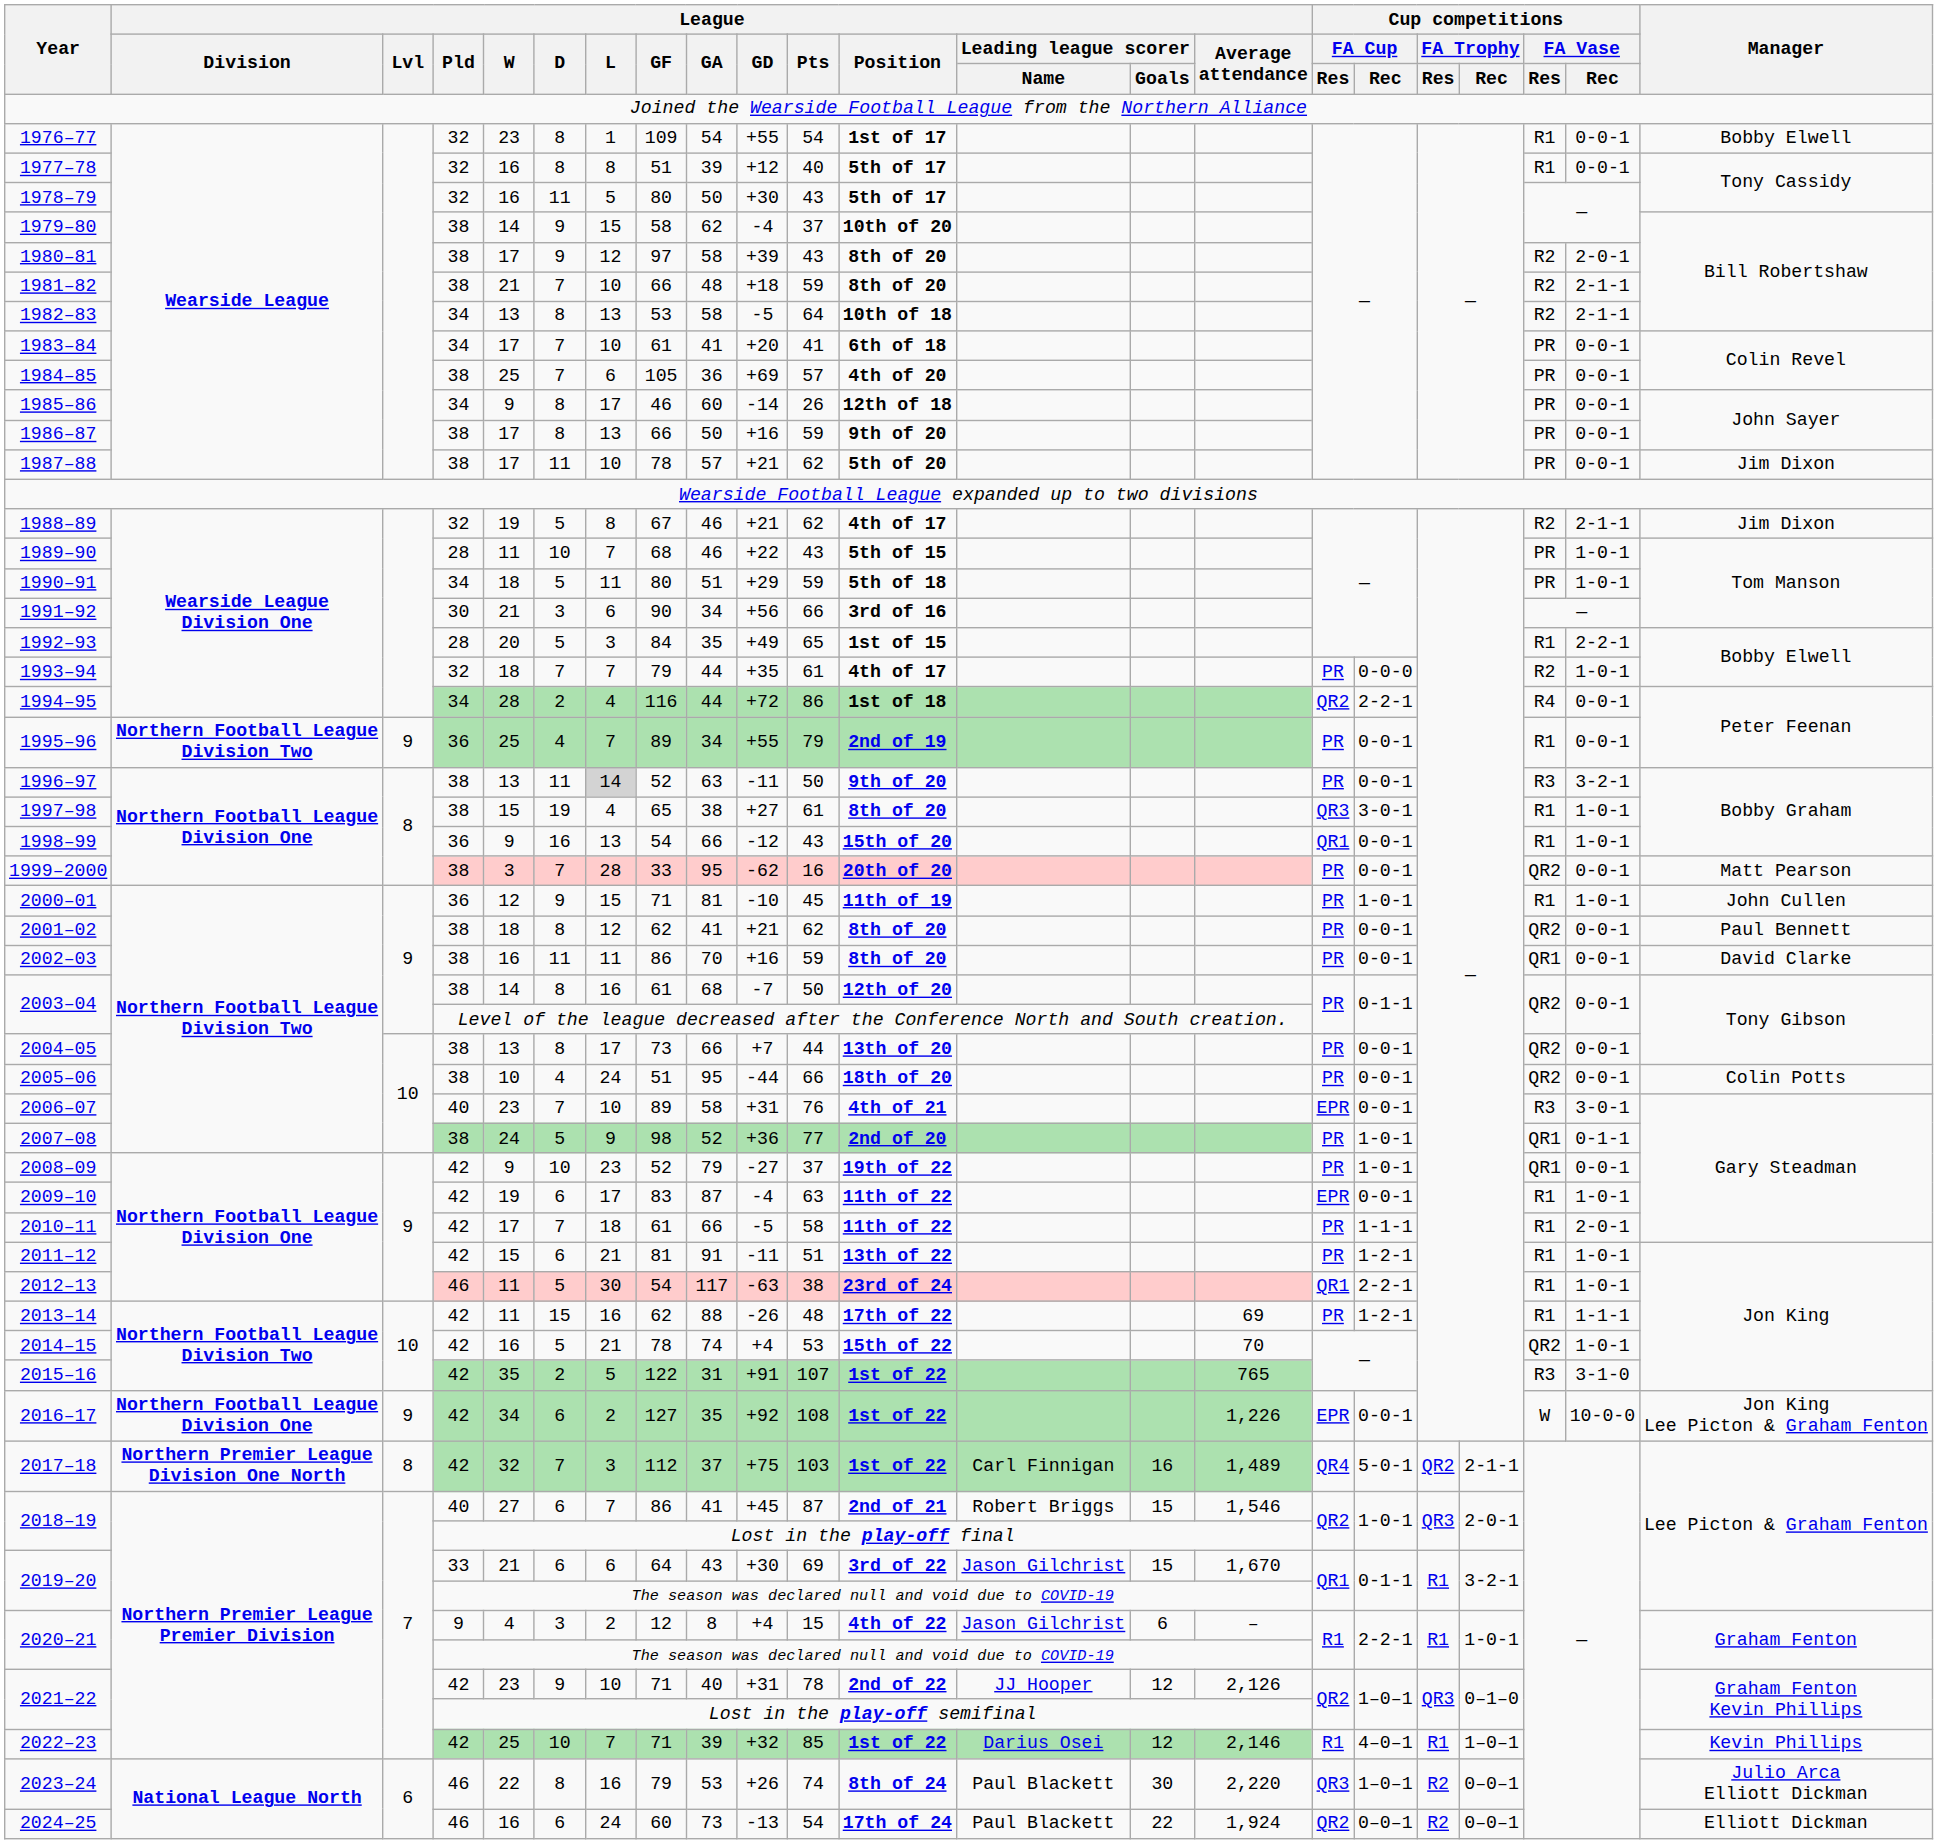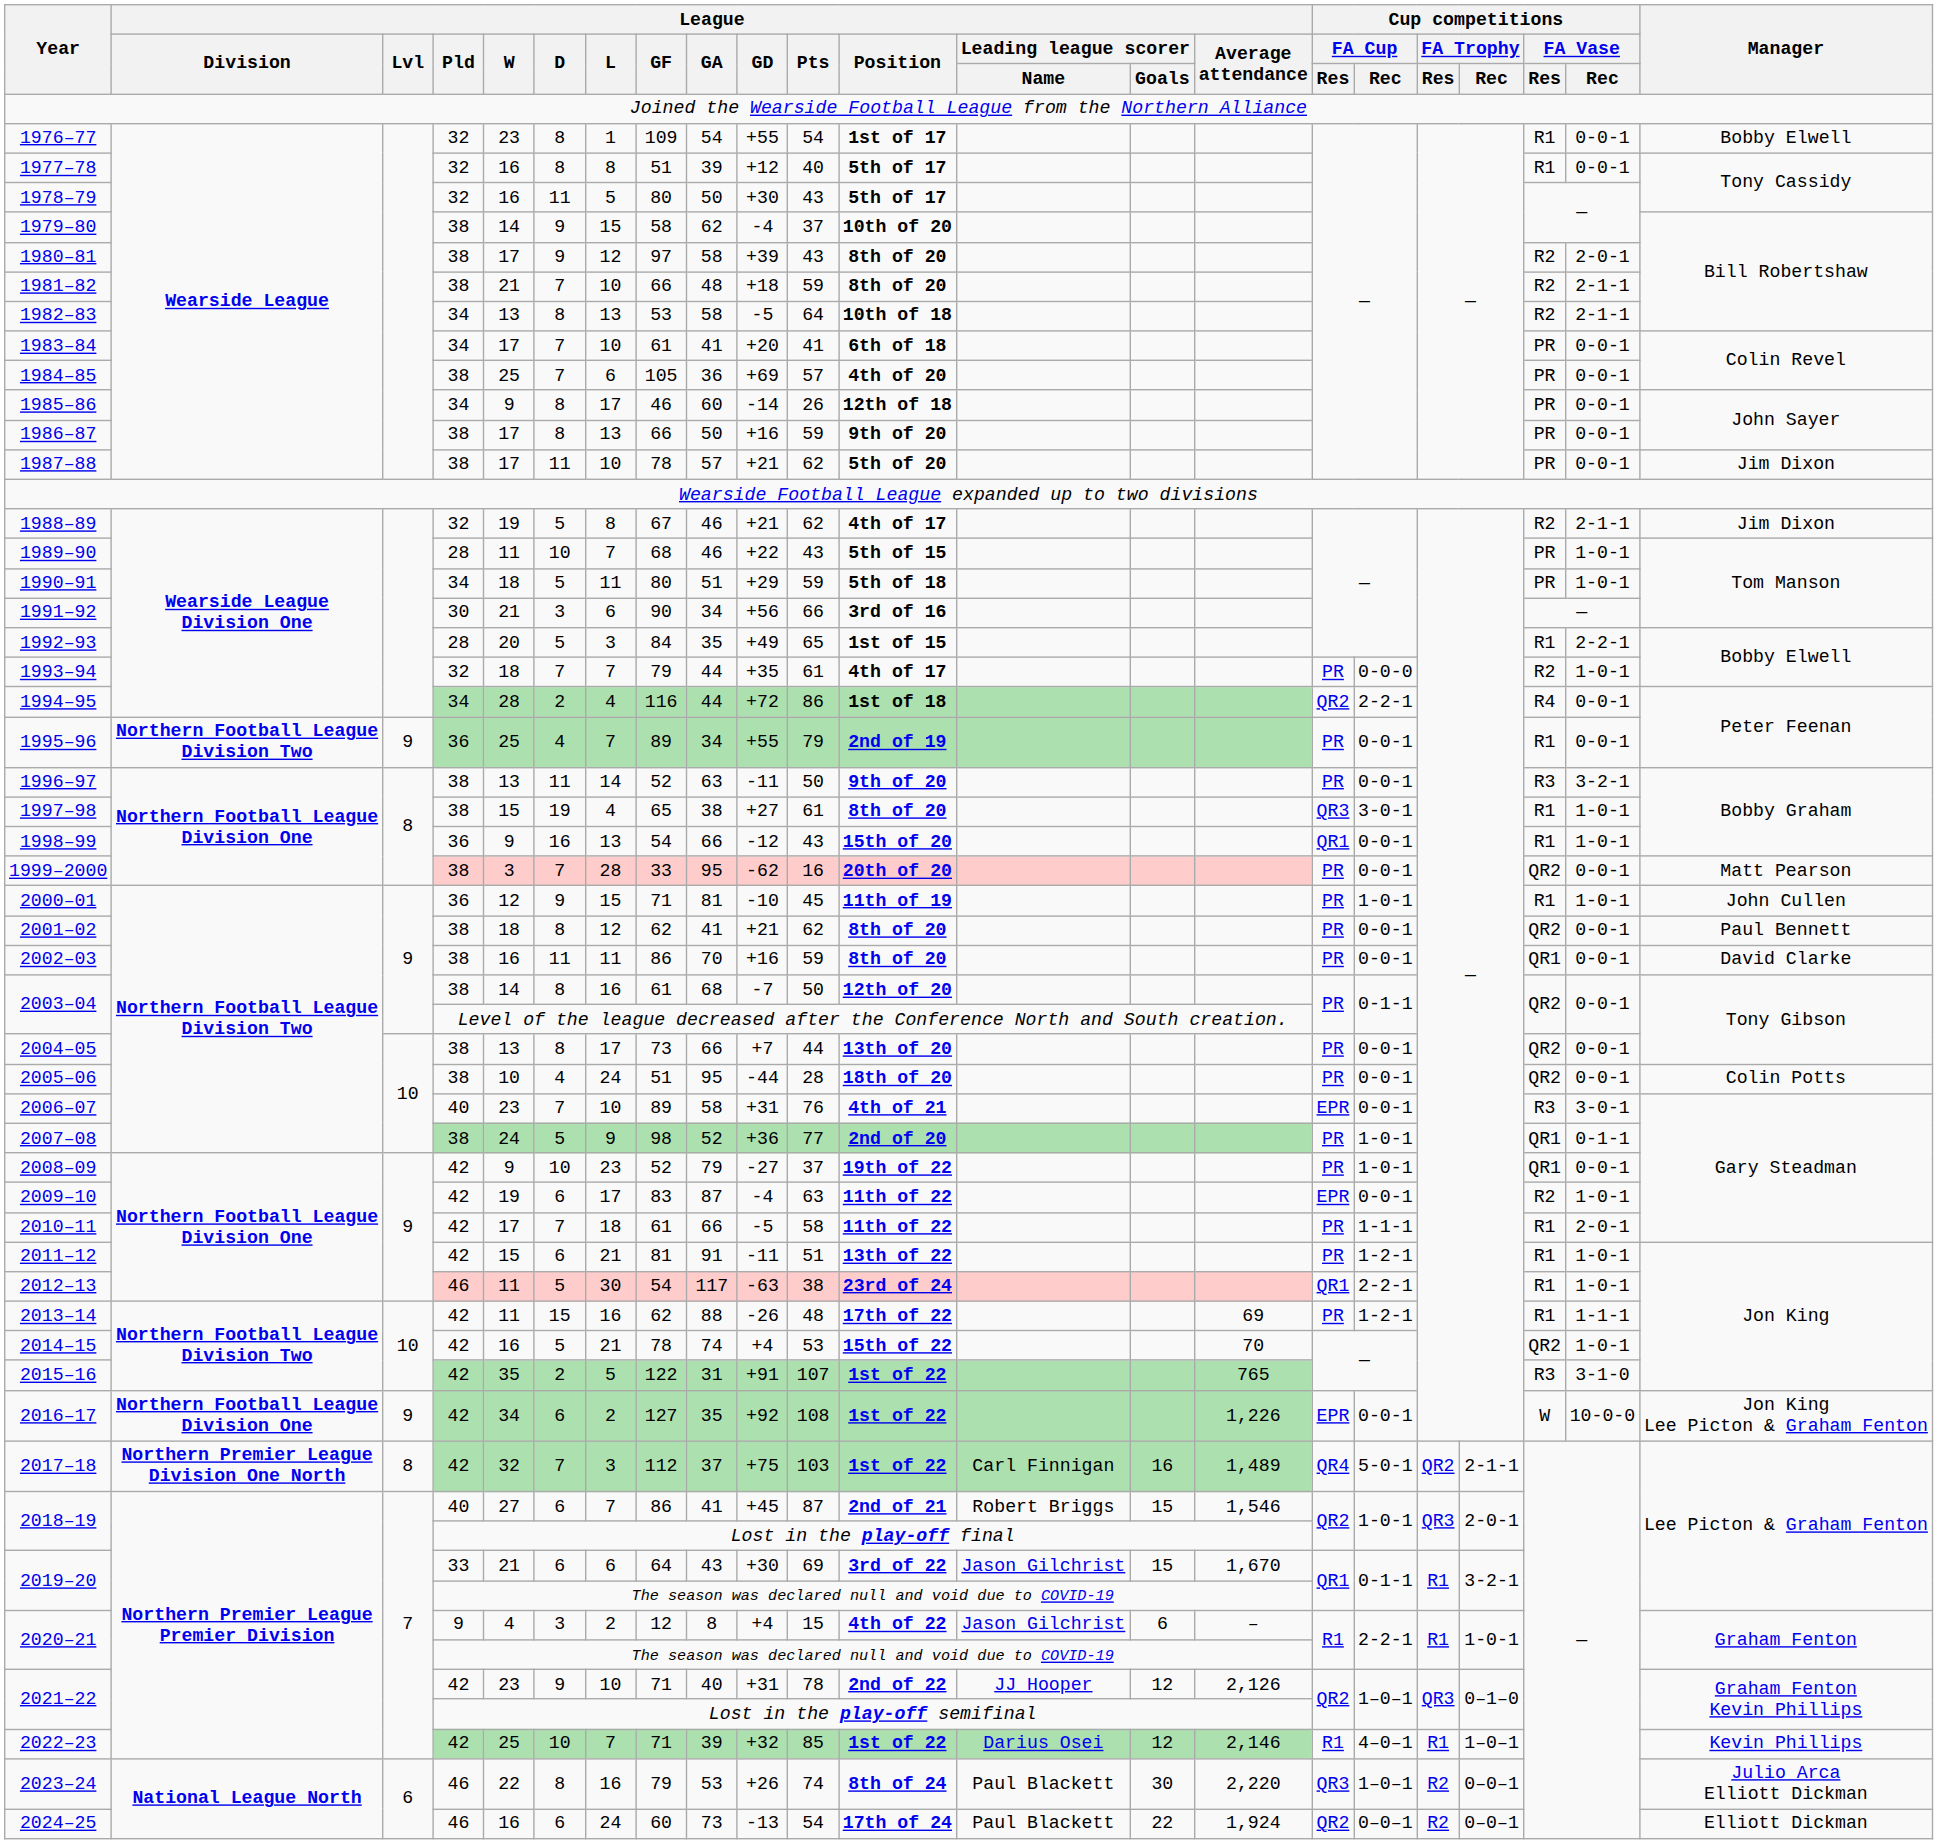(610, 782) lightgrey background -> (610, 782) no background
(813, 1079) 66 -> (813, 1079) 28
(1545, 1197) R1 -> (1545, 1197) R2
